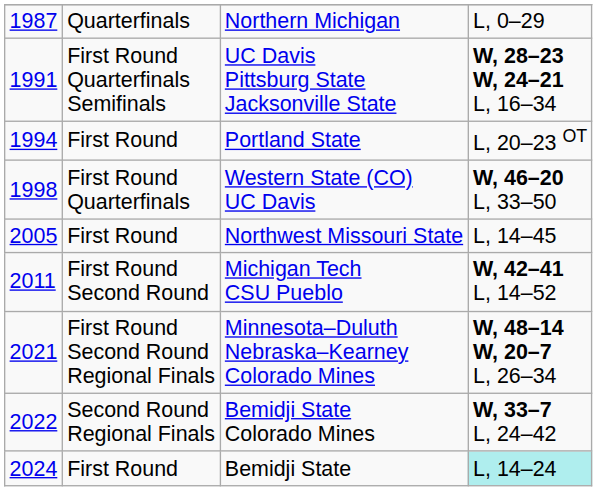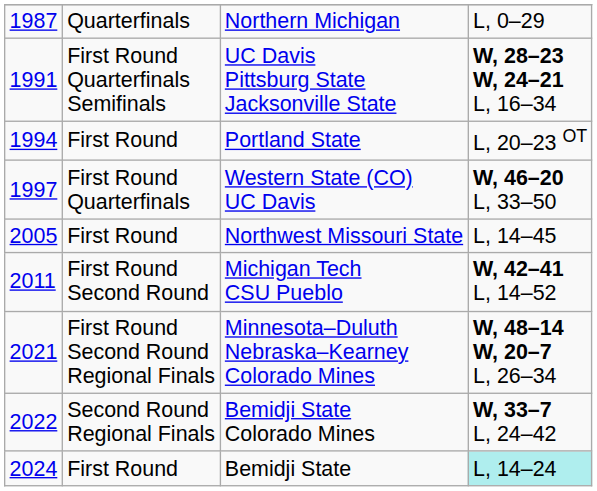(33, 189) 1998 -> (33, 189) 1997
